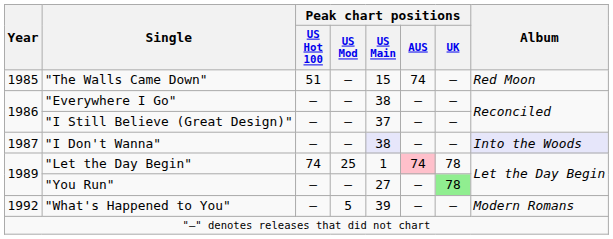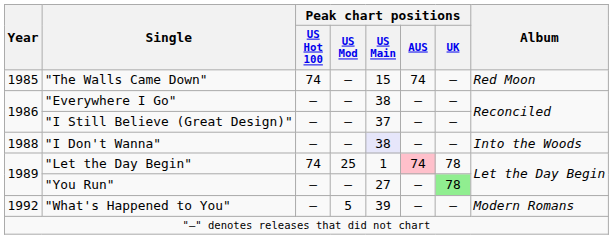(313, 80) 51 -> (313, 80) 74
(23, 143) 1987 -> (23, 143) 1988
(528, 143) lavender background -> (528, 143) no background
